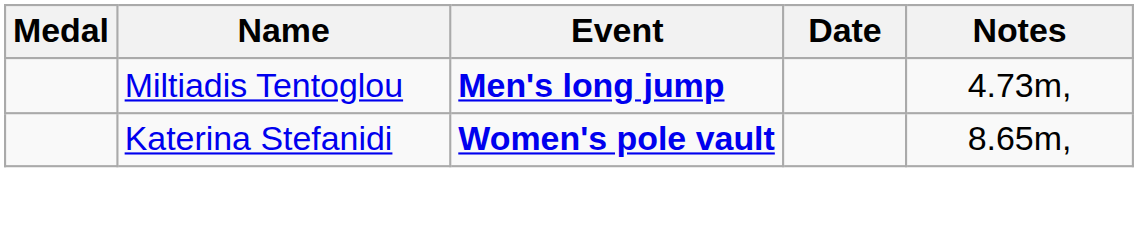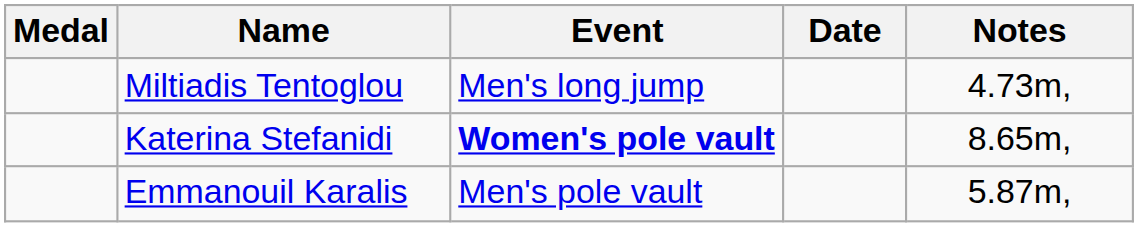(591, 85) bold -> (581, 85) normal
+ row: (266, 192)
